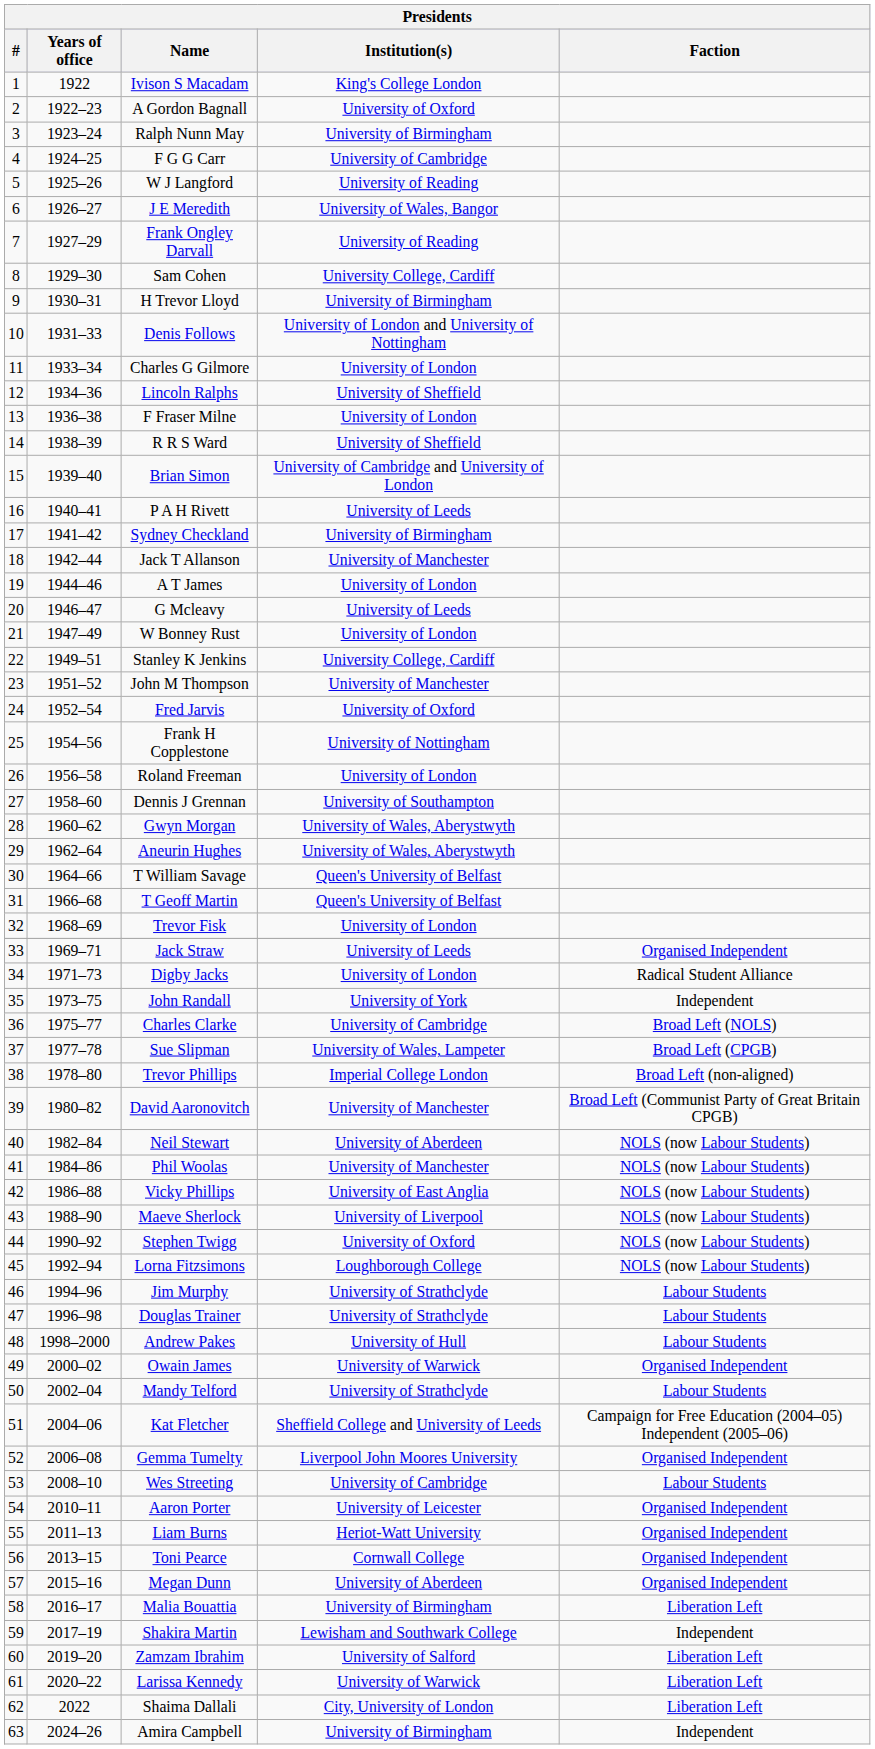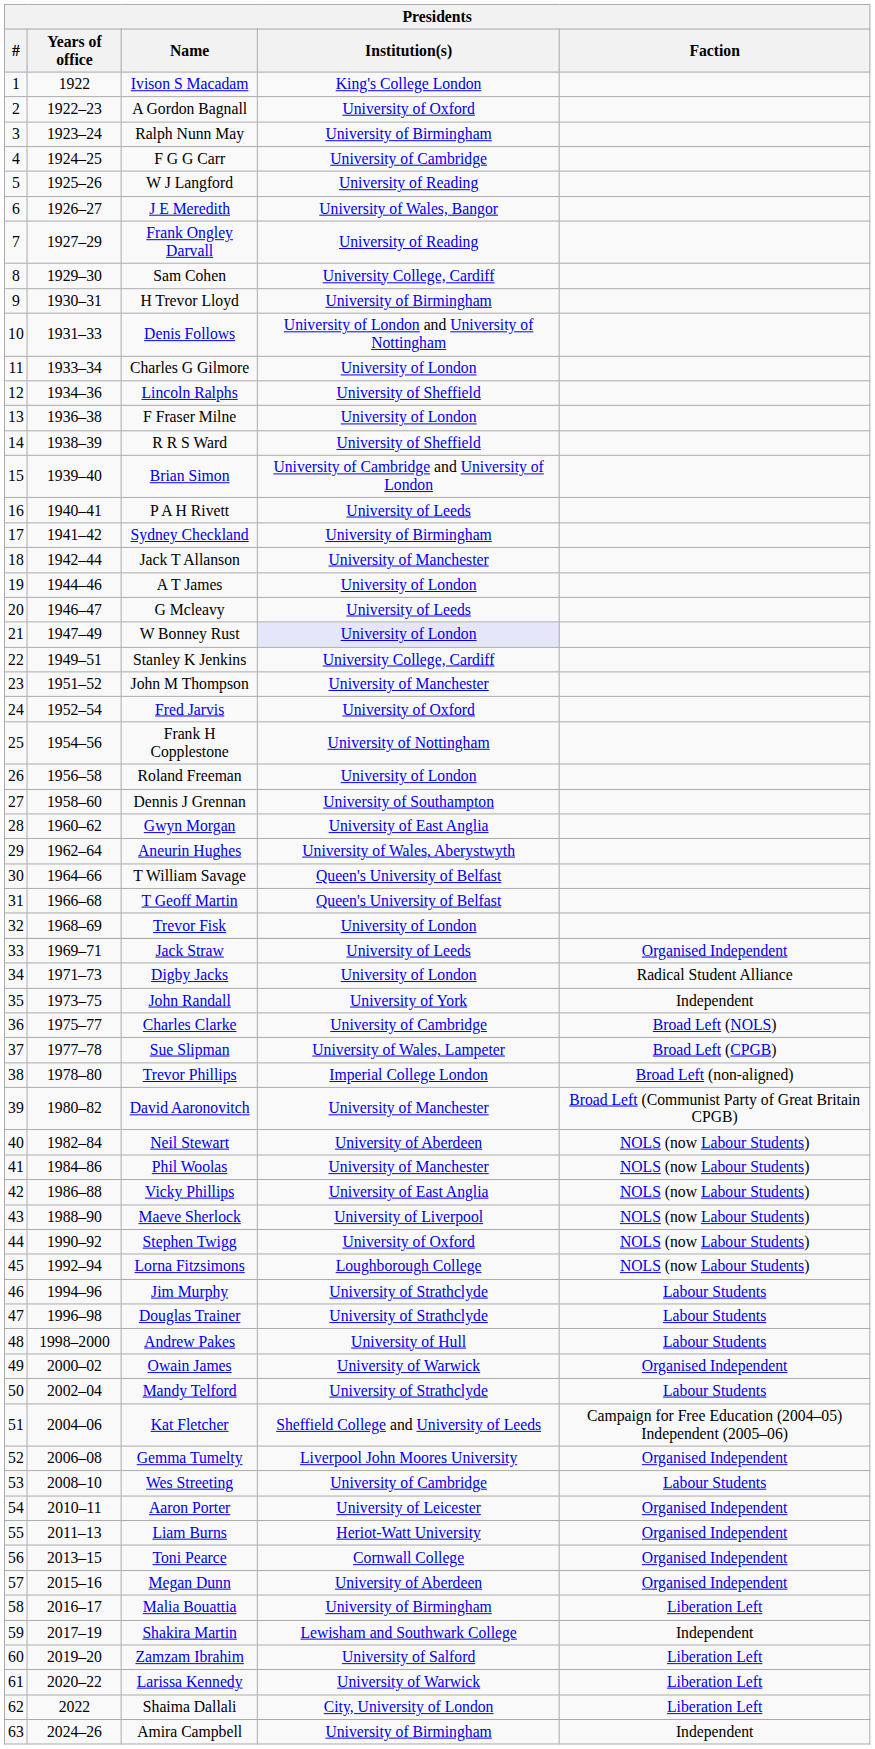(409, 634) no background -> (409, 634) lavender background
(409, 826) University of Wales, Aberystwyth -> (409, 826) University of East Anglia
